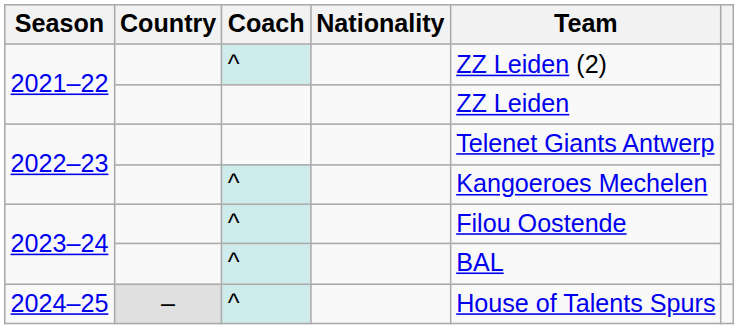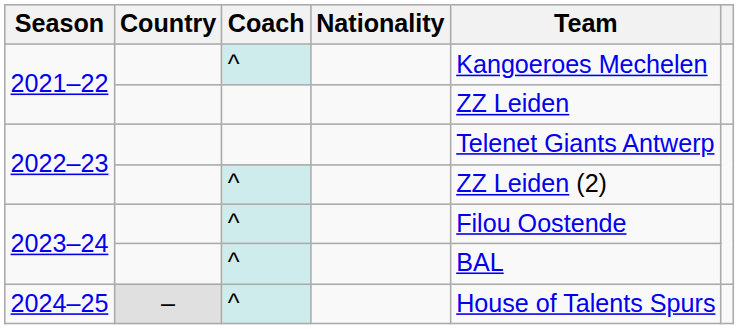(532, 64) ZZ Leiden (2) -> (582, 64) Kangoeroes Mechelen
(582, 183) Kangoeroes Mechelen -> (532, 183) ZZ Leiden (2)
